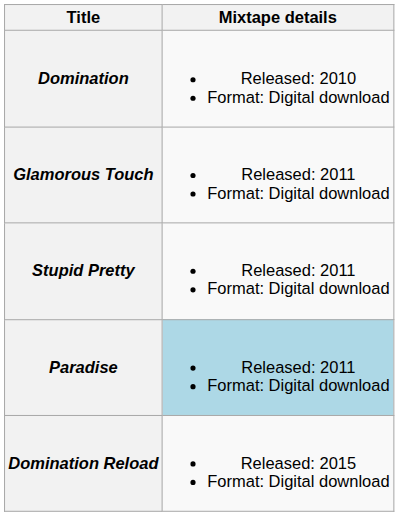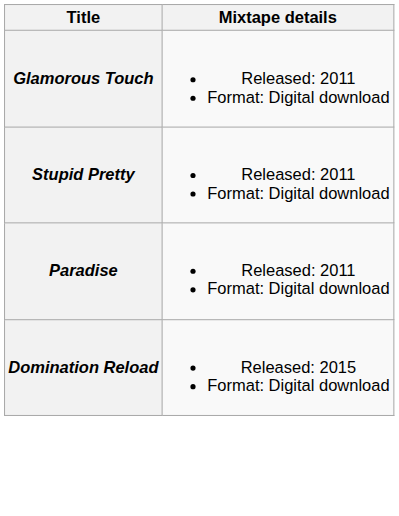- row: (83, 78)
(278, 377) lightblue background -> (278, 280) no background
